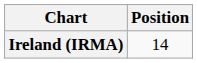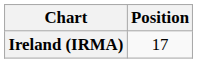(160, 44) 14 -> (160, 44) 17
